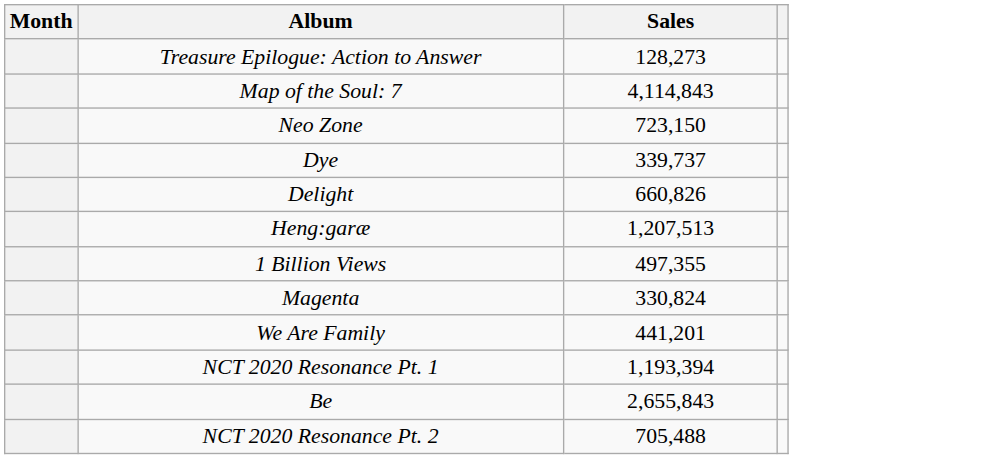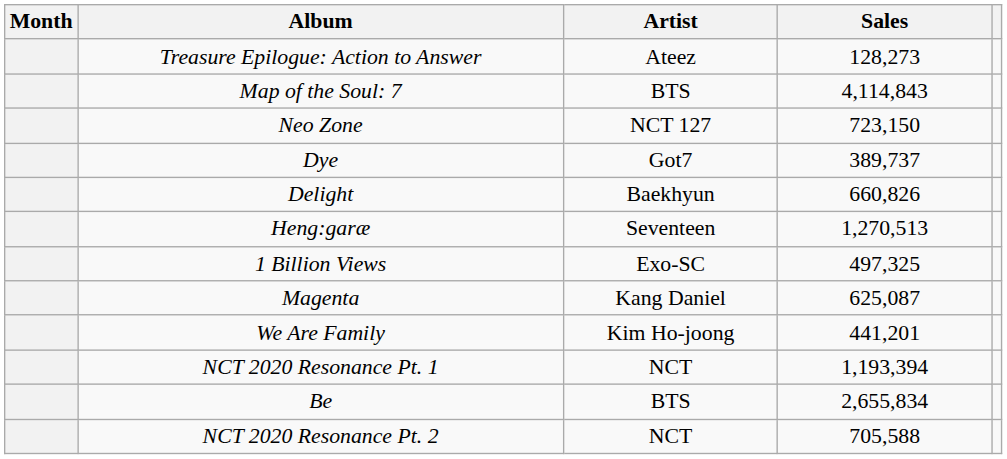+ column: (671, 21)
(671, 159) 339,737 -> (885, 159) 389,737
(671, 228) 1,207,513 -> (885, 228) 1,270,513
(671, 263) 497,355 -> (885, 263) 497,325
(671, 297) 330,824 -> (885, 297) 625,087
(671, 401) 2,655,843 -> (885, 401) 2,655,834
(671, 435) 705,488 -> (885, 435) 705,588
